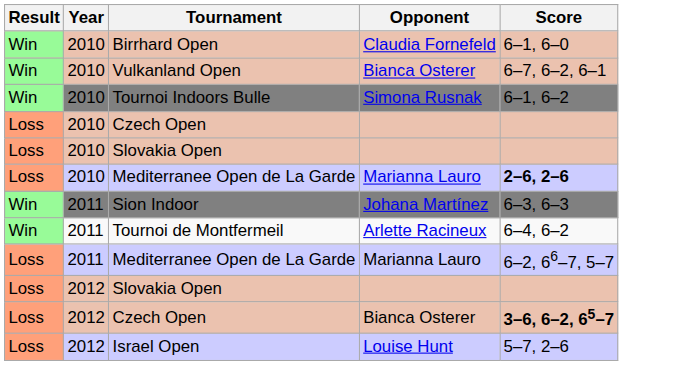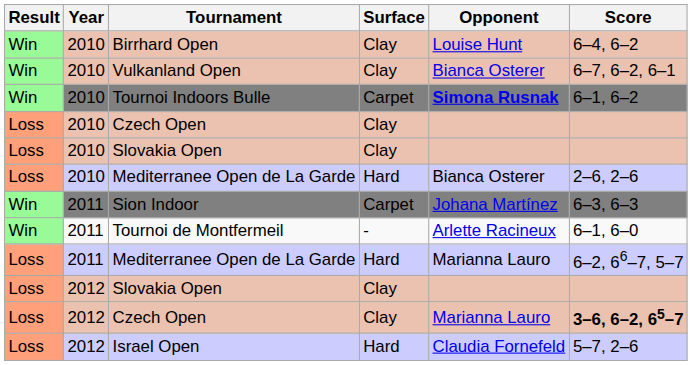+ column: (394, 17)
(429, 44) Claudia Fornefeld -> (477, 44) Louise Hunt
(536, 44) 6–1, 6–0 -> (606, 44) 6–4, 6–2
(422, 97) normal -> (496, 97) bold
(422, 177) Marianna Lauro -> (489, 177) Bianca Osterer
(536, 177) bold -> (606, 177) normal
(536, 230) 6–4, 6–2 -> (606, 230) 6–1, 6–0
(419, 317) Bianca Osterer -> (491, 317) Marianna Lauro
(408, 346) Louise Hunt -> (499, 346) Claudia Fornefeld
